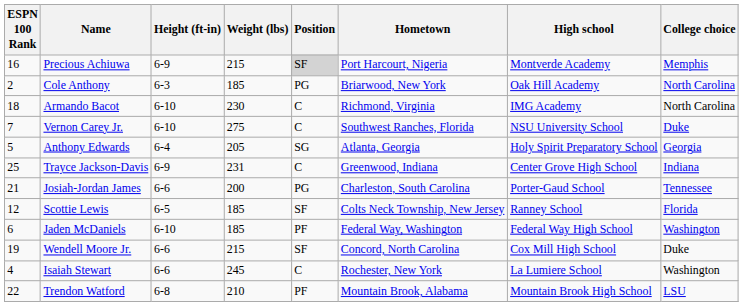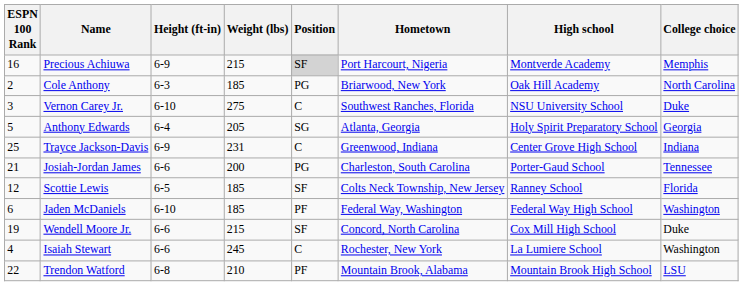- row: (81, 106)
(10, 126) 7 -> (10, 106) 3
